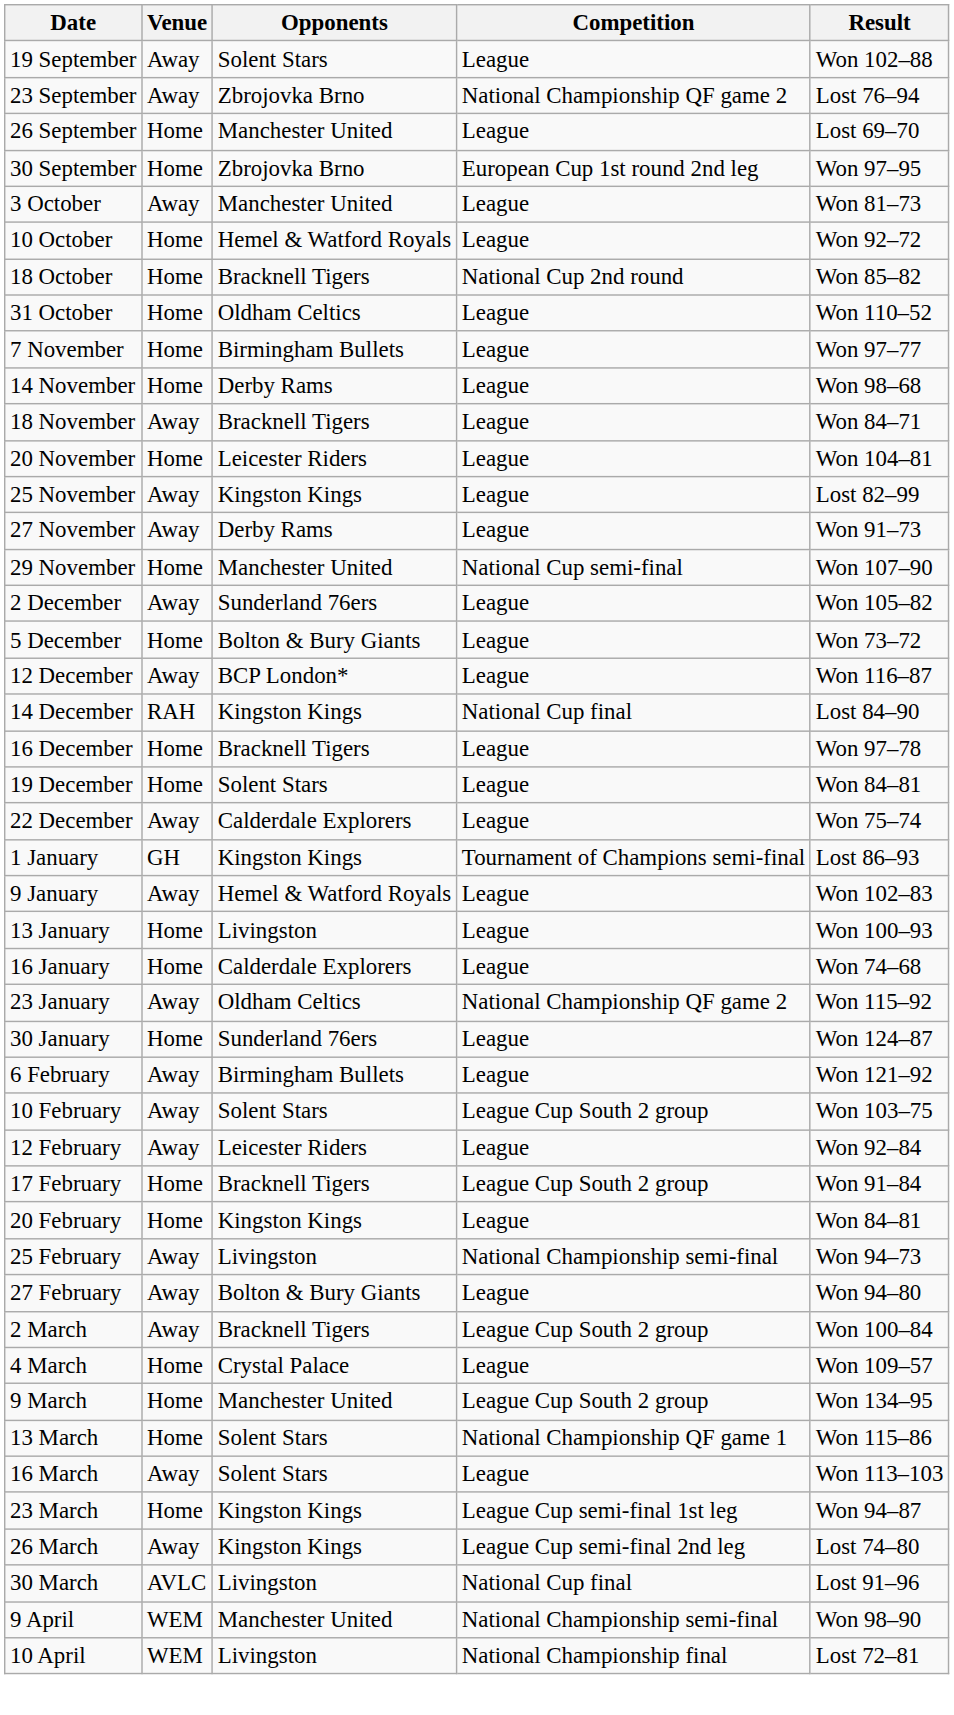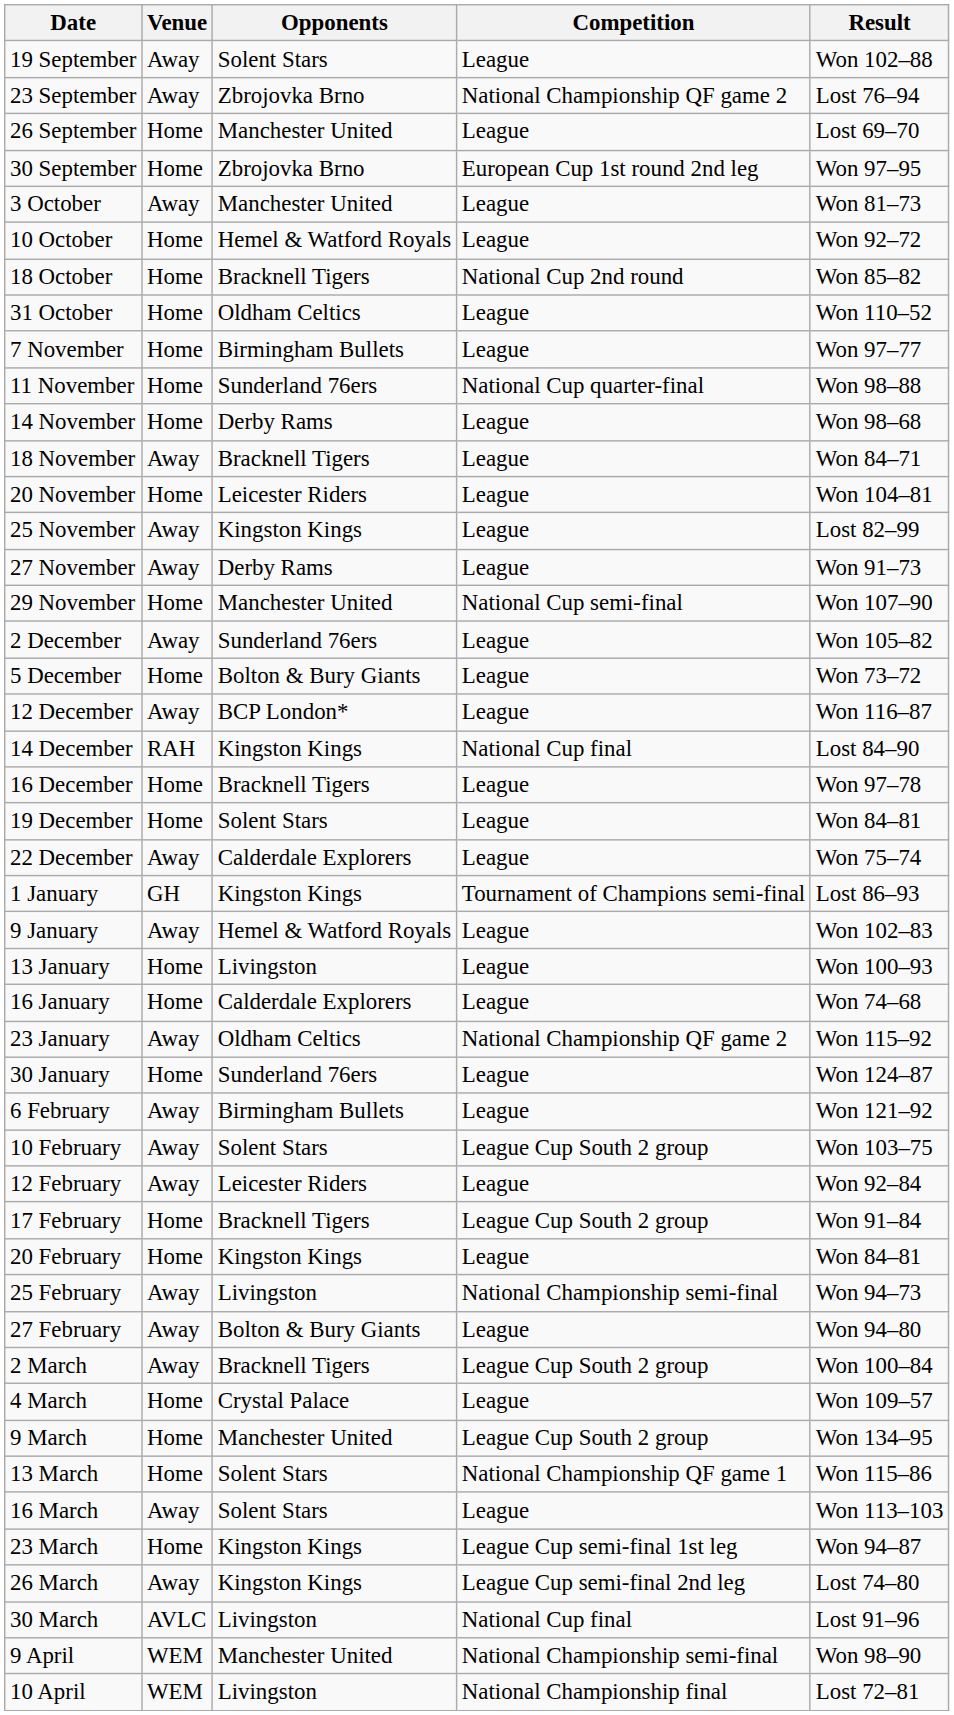+ row: (72, 385)
